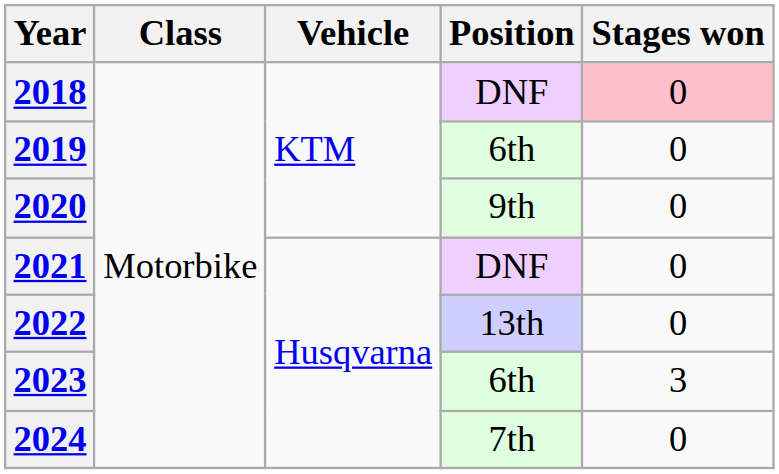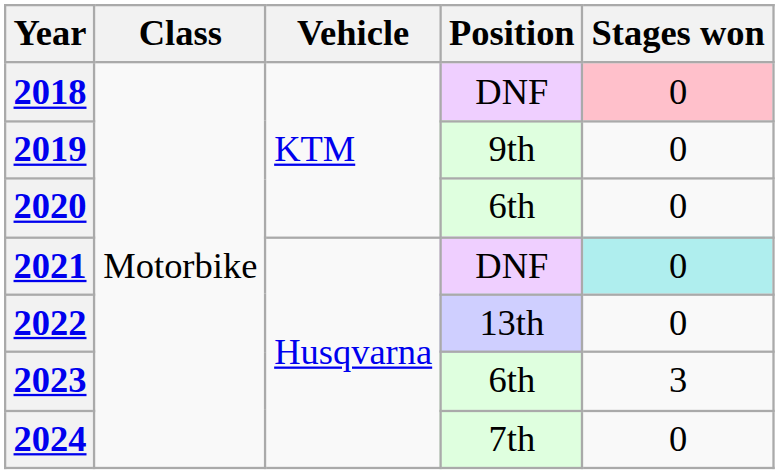(512, 149) 6th -> (512, 149) 9th
(512, 206) 9th -> (512, 206) 6th
(678, 264) no background -> (678, 264) paleturquoise background
